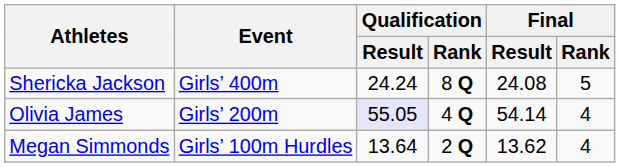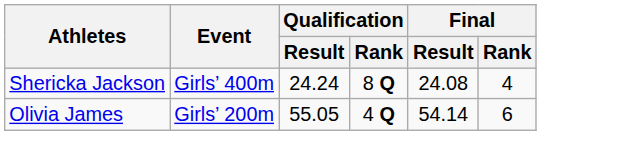(586, 84) 5 -> (507, 84) 4
(392, 115) lavender background -> (314, 115) no background
(586, 115) 4 -> (507, 115) 6
- row: (89, 146)
